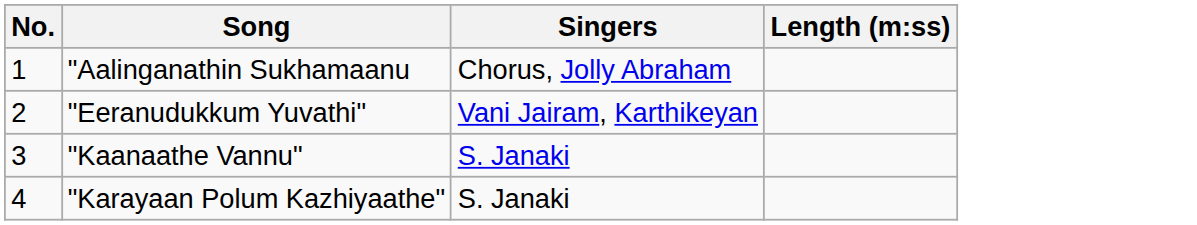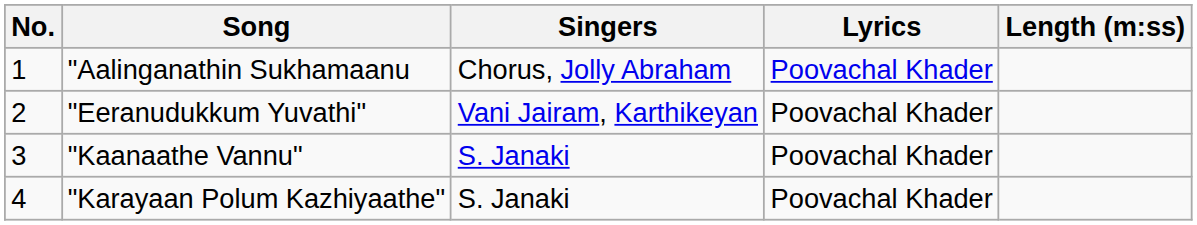+ column: (882, 27)
